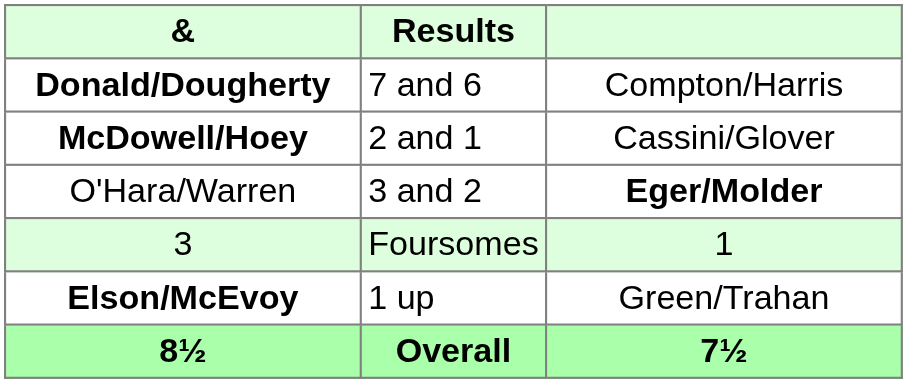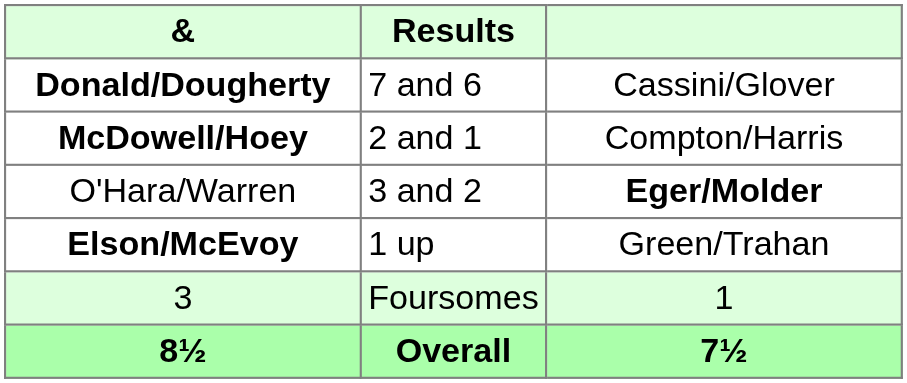(724, 84) Compton/Harris -> (724, 84) Cassini/Glover
(724, 137) Cassini/Glover -> (724, 137) Compton/Harris
rows swapped: (183, 297) <-> (183, 244)
